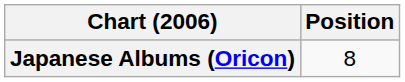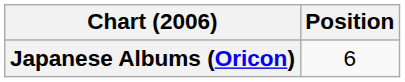(350, 58) 8 -> (350, 58) 6
